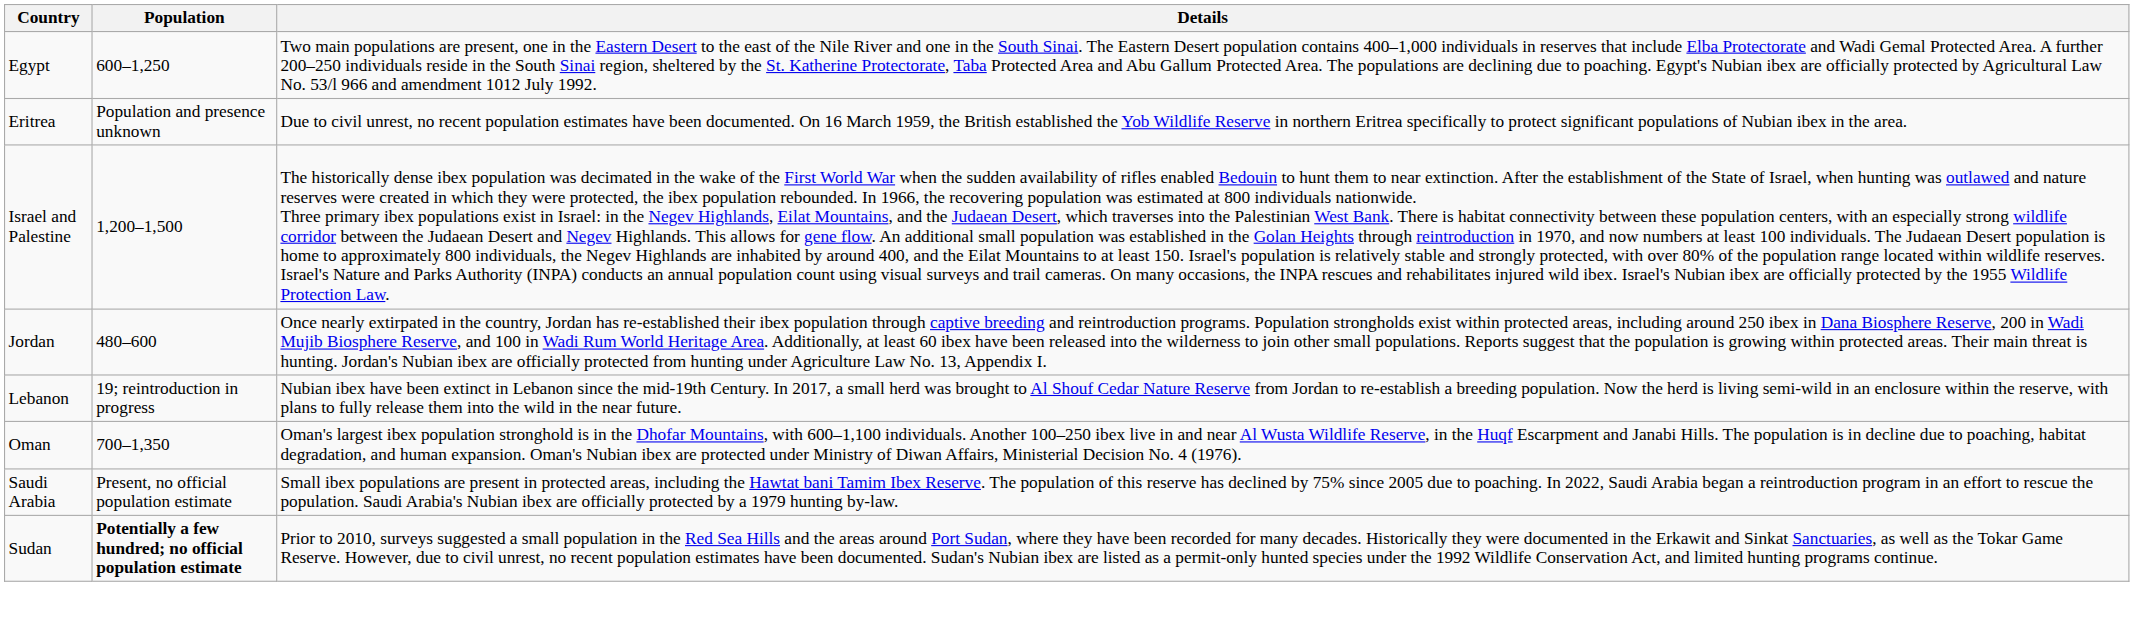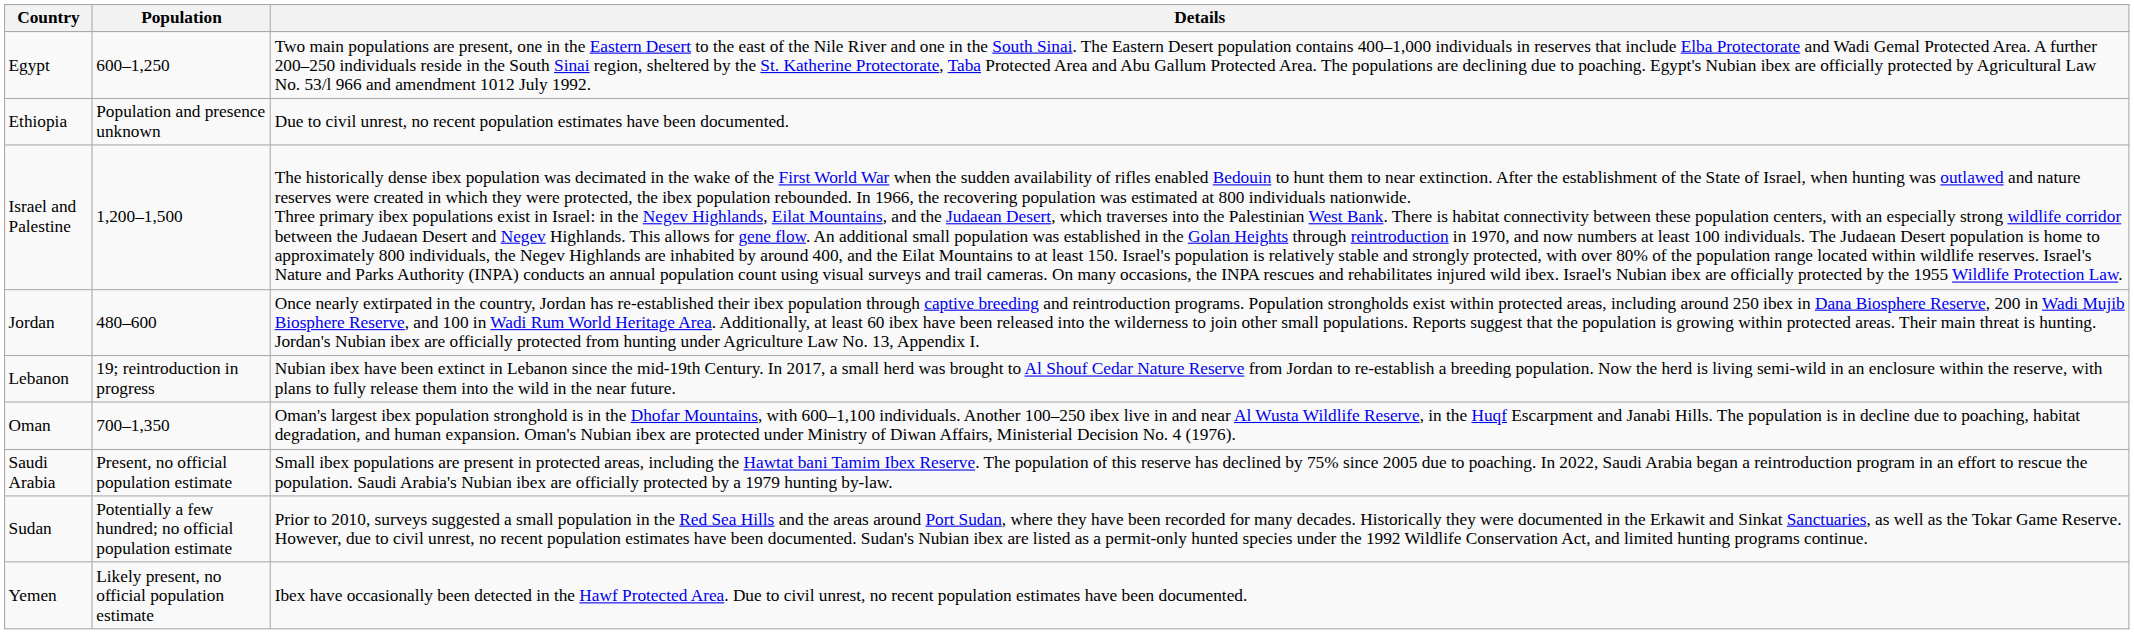- row: (32, 121)
+ row: (38, 121)
(170, 548) bold -> (165, 529) normal
+ row: (33, 595)
